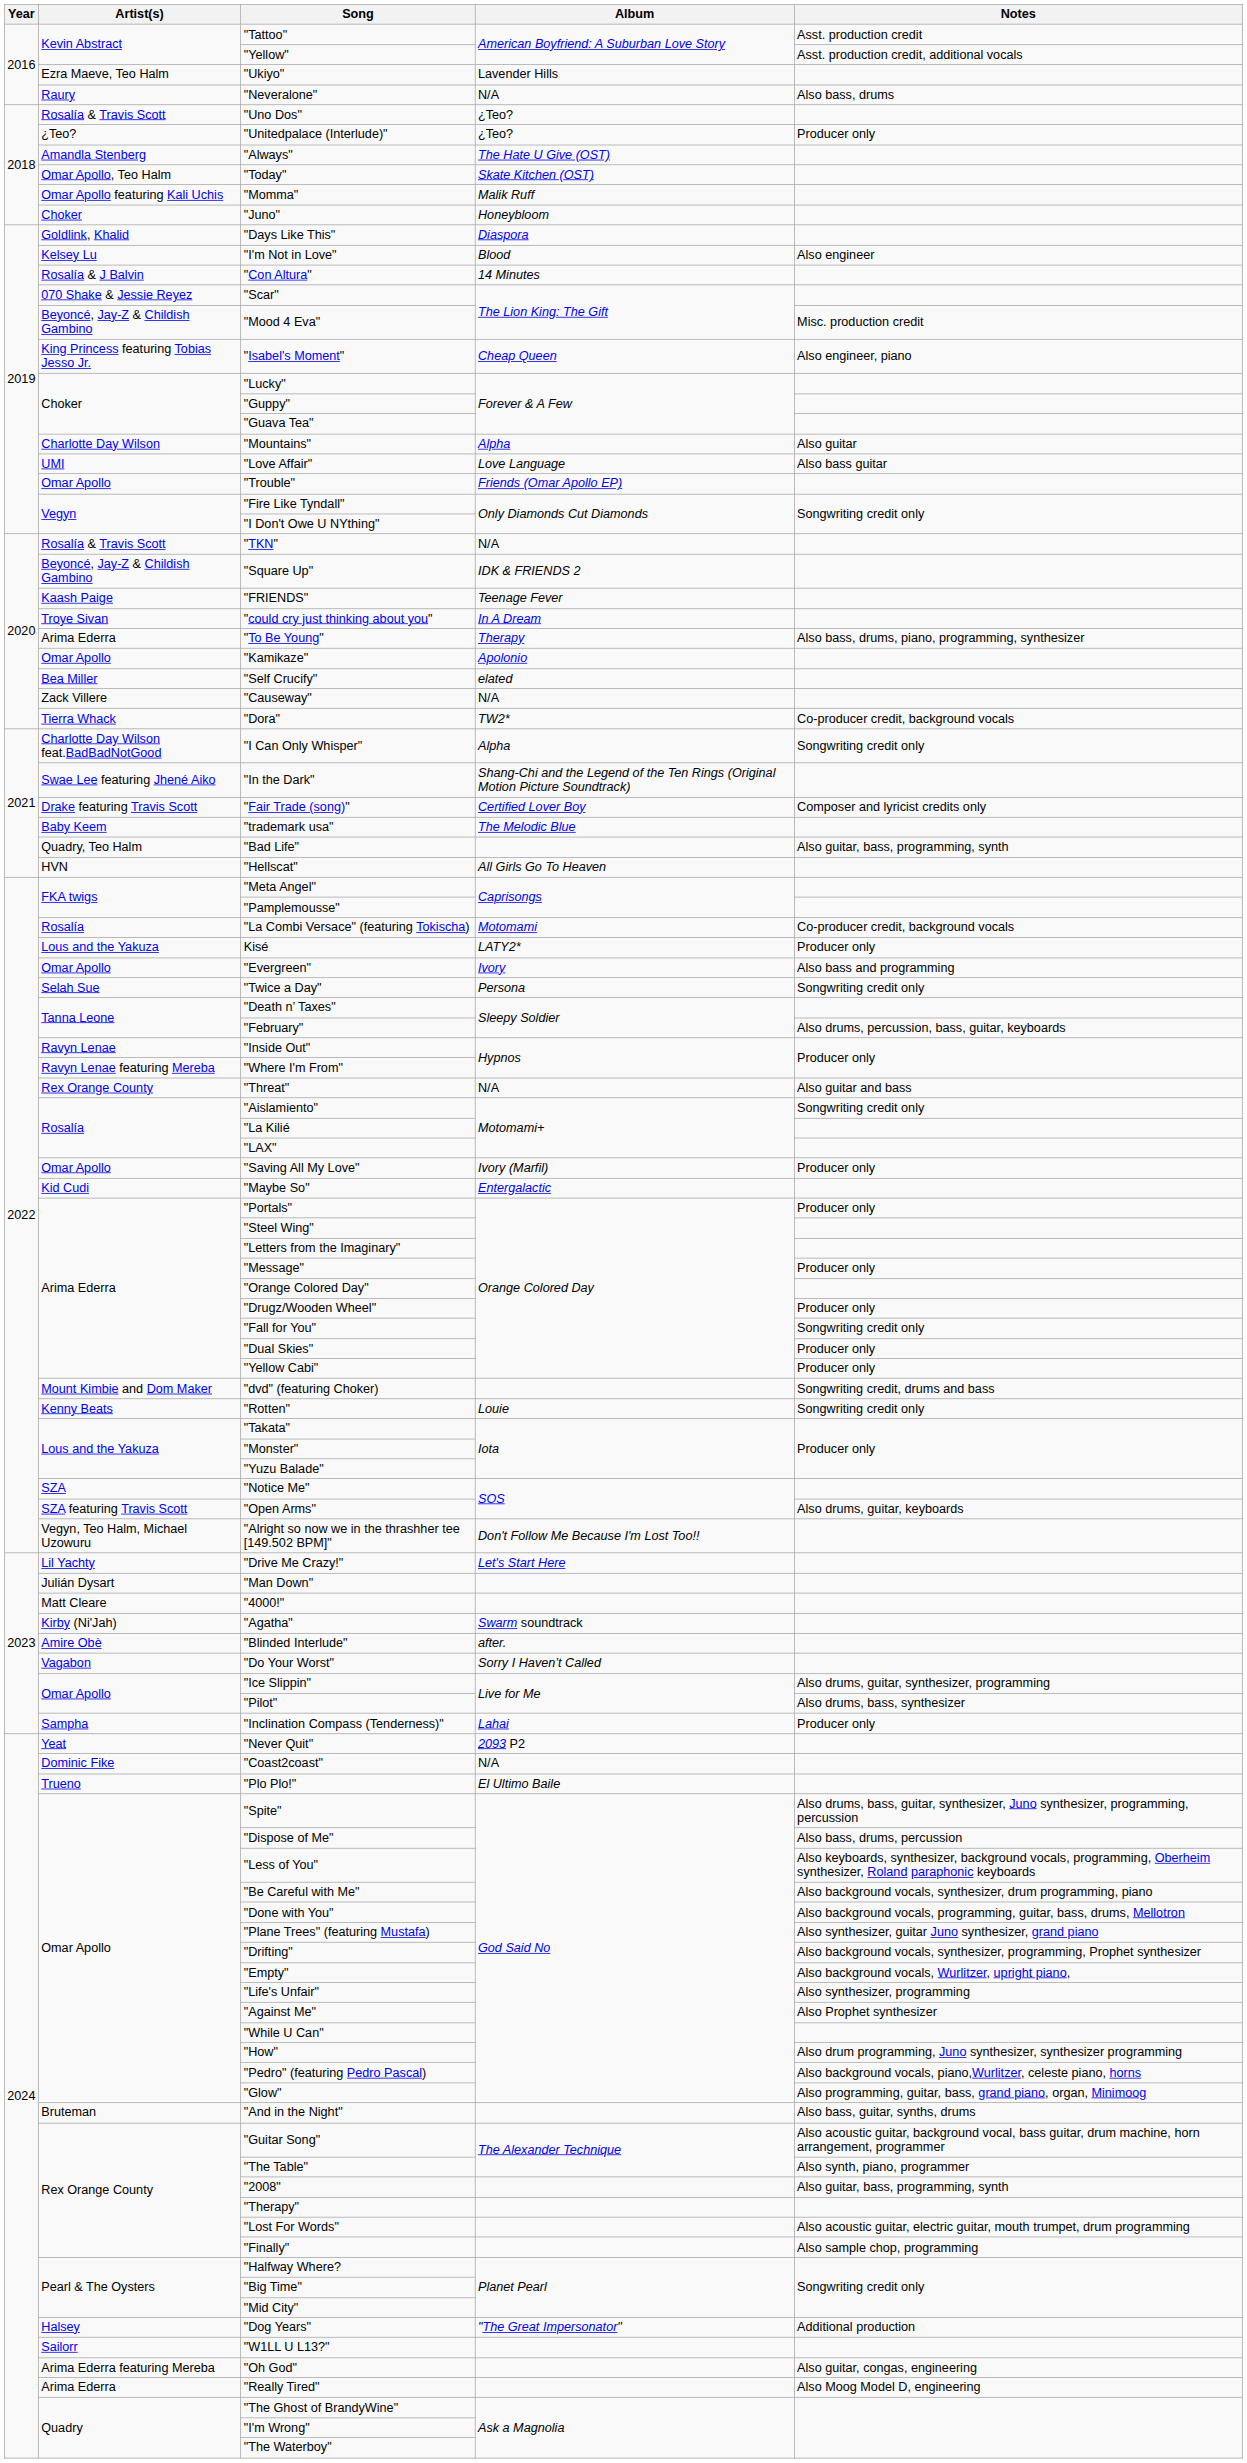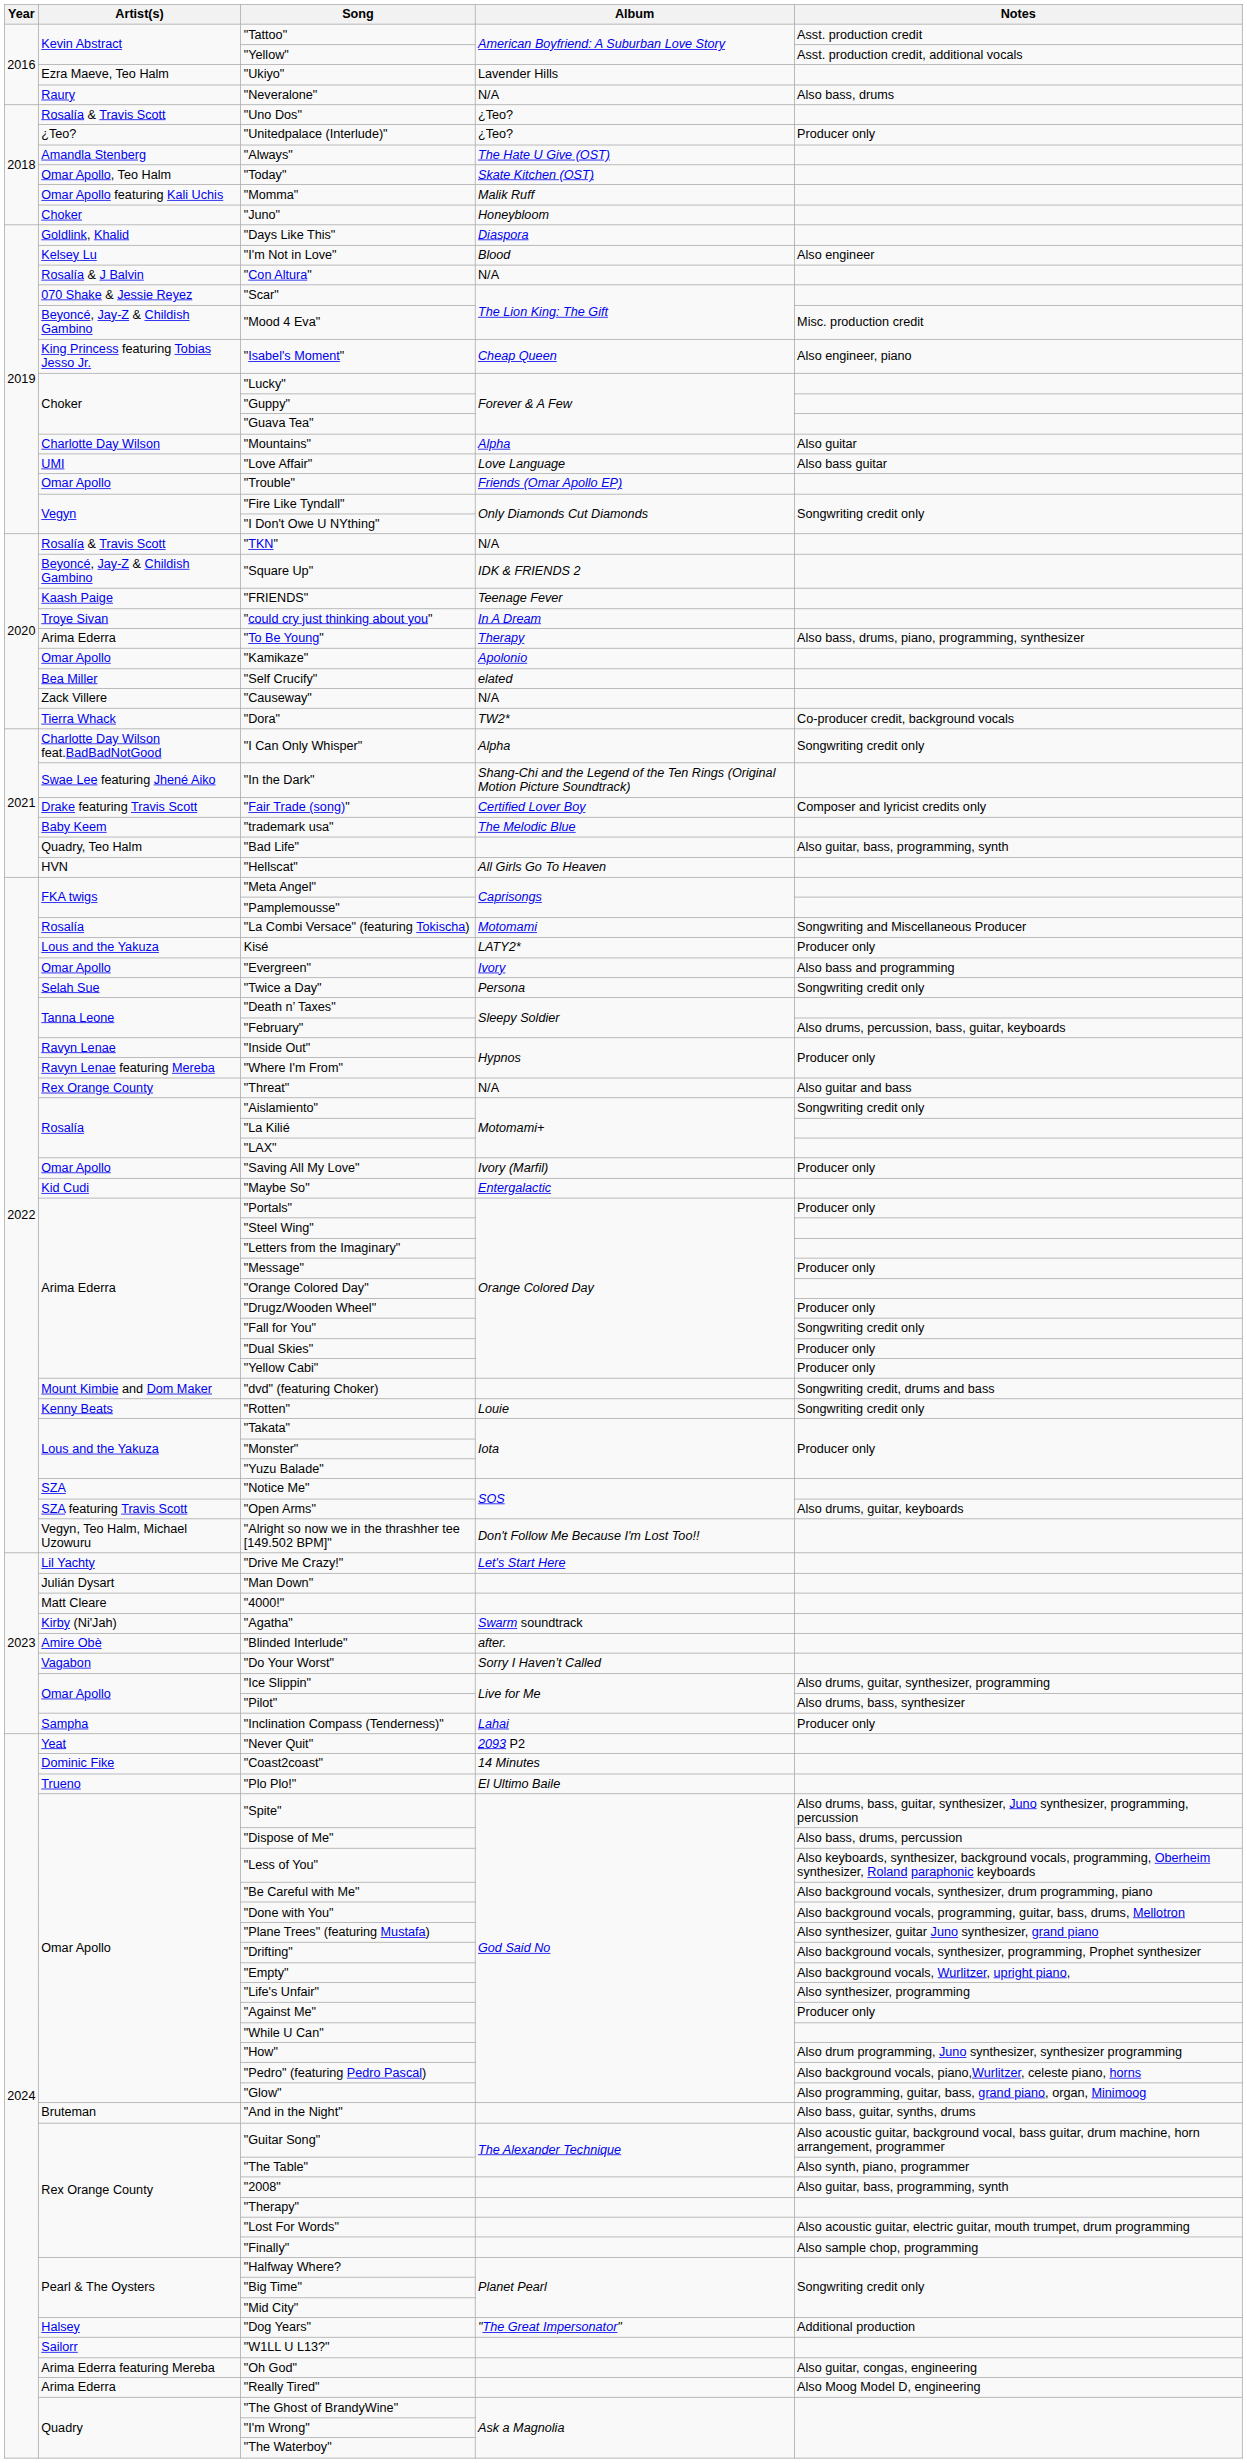(509, 275) 14 Minutes -> (489, 275) N/A
(906, 927) Co-producer credit, background vocals -> (912, 927) Songwriting and Miscellaneous Producer
(489, 1763) N/A -> (509, 1763) 14 Minutes
(867, 2012) Also Prophet synthesizer -> (836, 2012) Producer only
